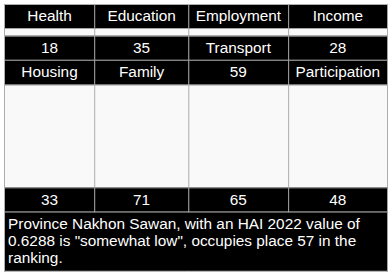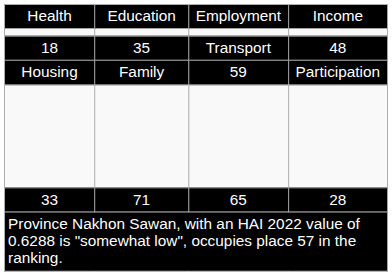(338, 48) 28 -> (338, 48) 48
(338, 199) 48 -> (338, 199) 28
